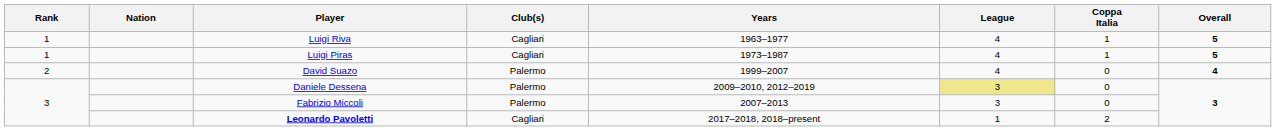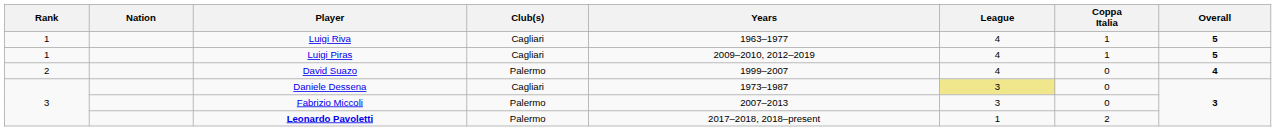(764, 55) 1973–1987 -> (764, 55) 2009–2010, 2012–2019
(528, 87) Palermo -> (528, 87) Cagliari
(764, 87) 2009–2010, 2012–2019 -> (764, 87) 1973–1987
(528, 118) Cagliari -> (528, 118) Palermo
